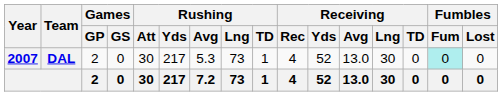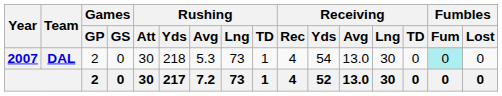(174, 58) 217 -> (174, 58) 218
(324, 58) 52 -> (324, 58) 54
